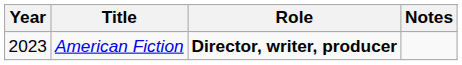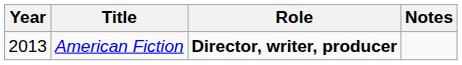(28, 45) 2023 -> (28, 45) 2013
